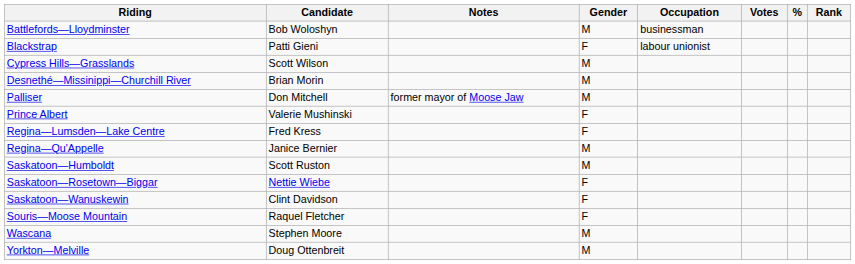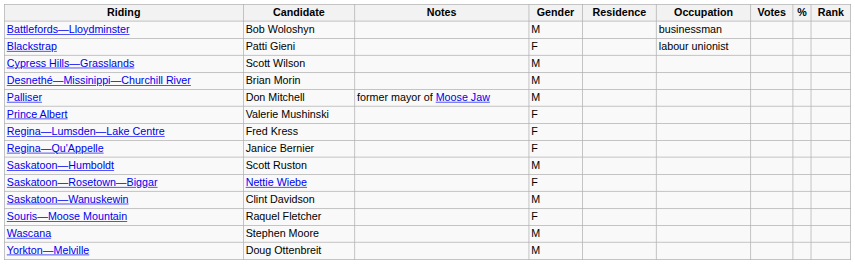+ column: (619, 13)
(586, 149) M -> (534, 149) F
(585, 200) F -> (536, 200) M
